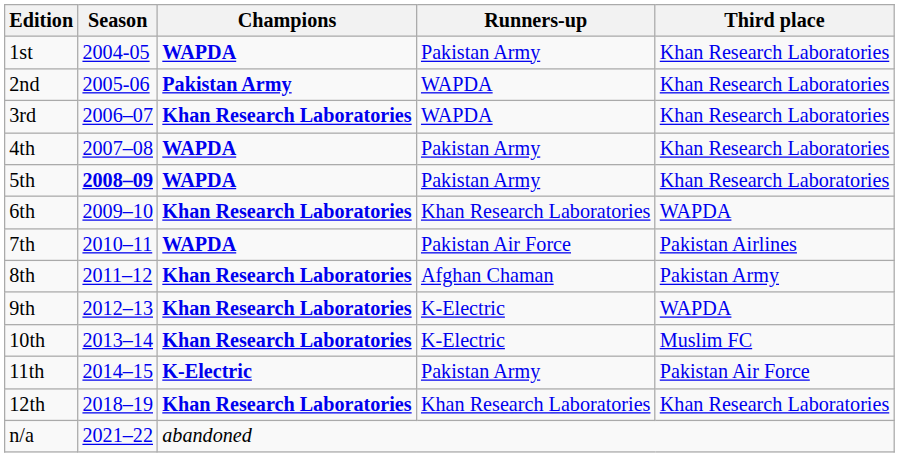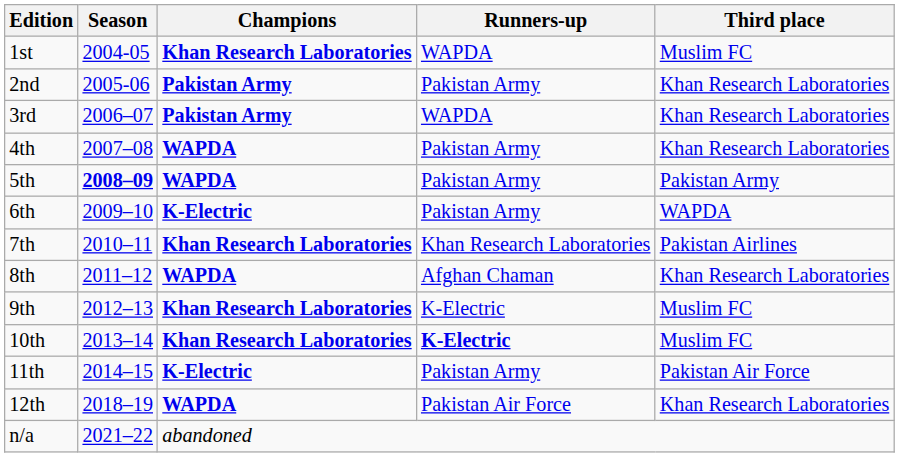(199, 52) WAPDA -> (287, 52) Khan Research Laboratories
(481, 52) Pakistan Army -> (457, 52) WAPDA
(774, 52) Khan Research Laboratories -> (706, 52) Muslim FC
(457, 84) WAPDA -> (481, 84) Pakistan Army
(287, 116) Khan Research Laboratories -> (227, 116) Pakistan Army
(774, 180) Khan Research Laboratories -> (719, 180) Pakistan Army
(287, 212) Khan Research Laboratories -> (207, 212) K-Electric
(536, 212) Khan Research Laboratories -> (481, 212) Pakistan Army
(199, 244) WAPDA -> (287, 244) Khan Research Laboratories
(496, 244) Pakistan Air Force -> (536, 244) Khan Research Laboratories
(287, 276) Khan Research Laboratories -> (199, 276) WAPDA
(719, 276) Pakistan Army -> (774, 276) Khan Research Laboratories
(696, 308) WAPDA -> (706, 308) Muslim FC
(463, 340) normal -> (466, 340) bold
(287, 404) Khan Research Laboratories -> (199, 404) WAPDA
(536, 404) Khan Research Laboratories -> (496, 404) Pakistan Air Force
